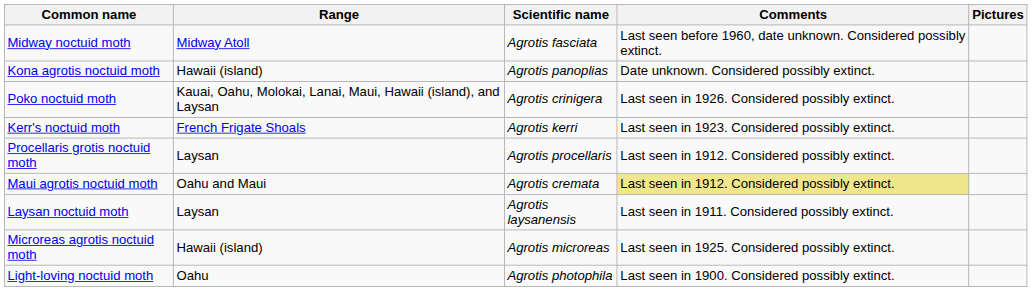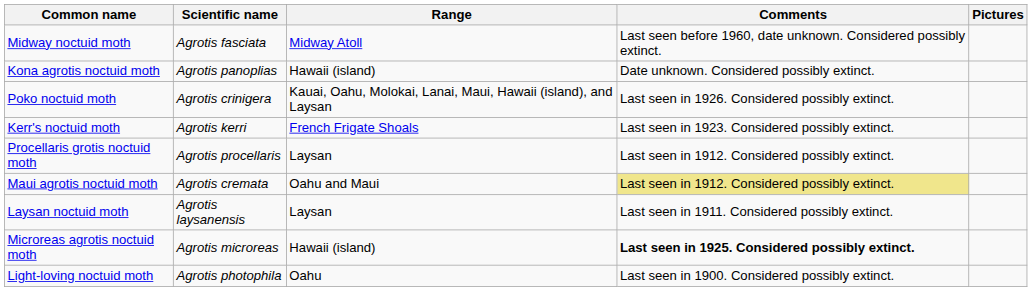columns swapped: (561, 14) <-> (339, 14)
(757, 247) normal -> (767, 247) bold
